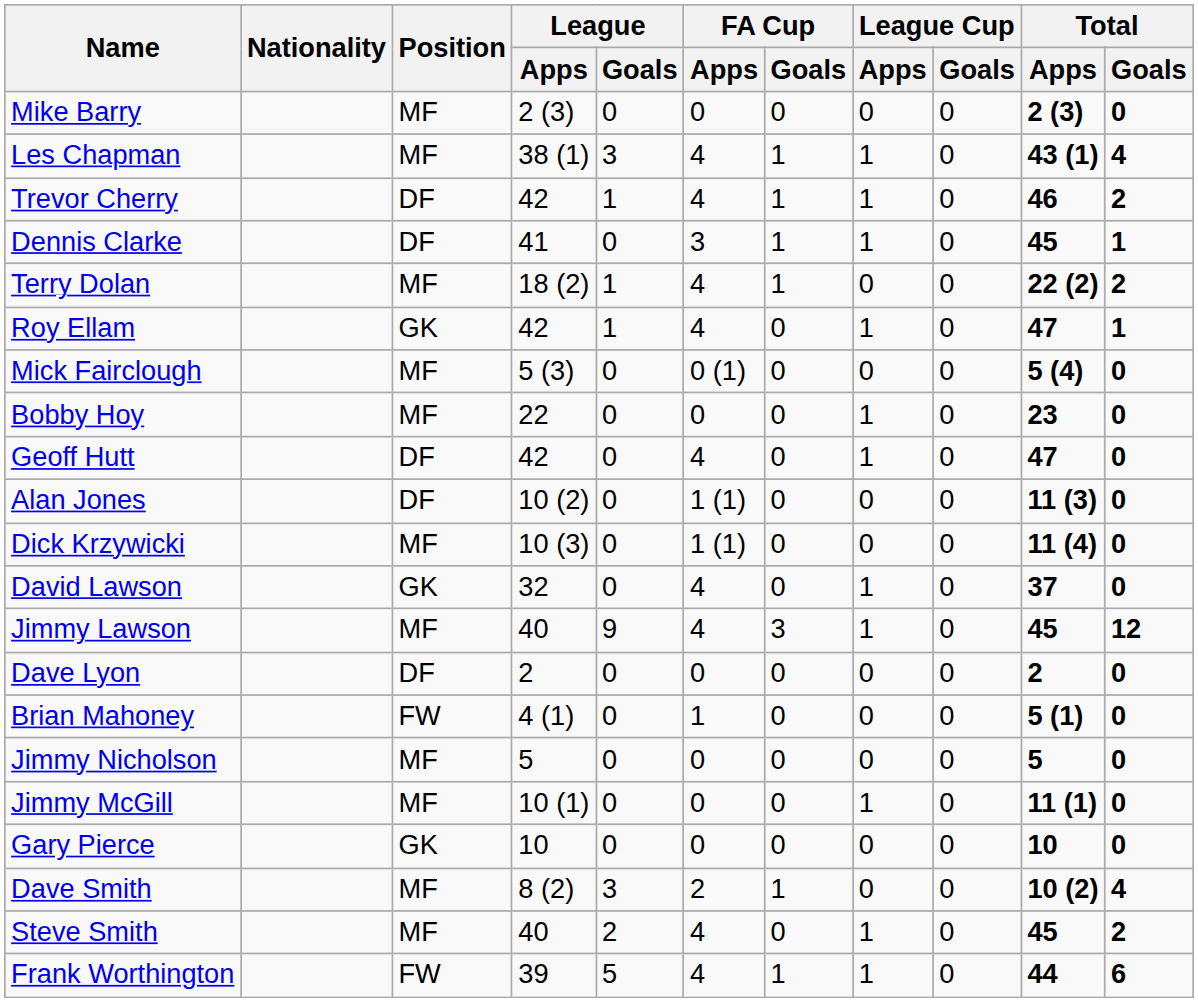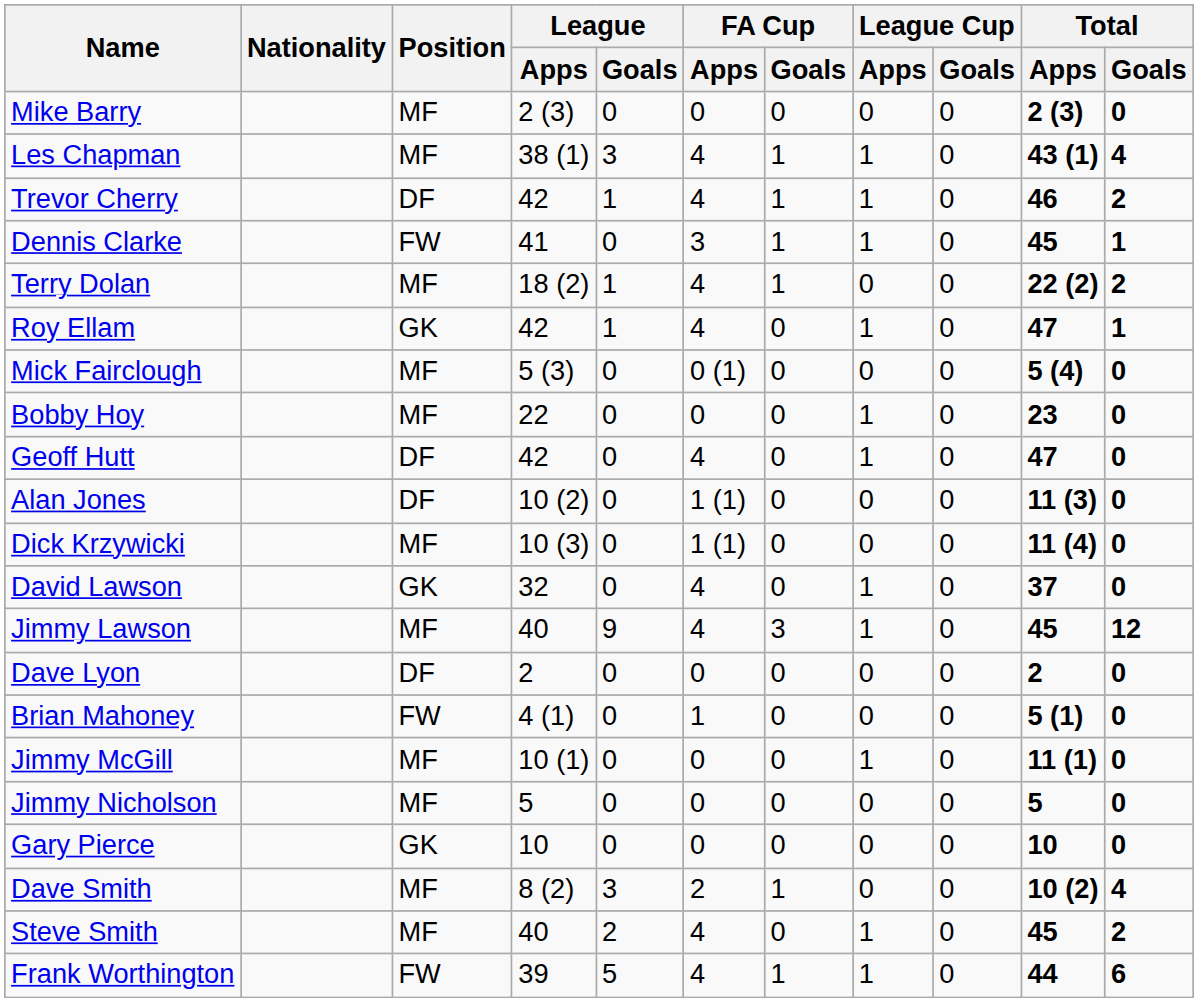(417, 241) DF -> (420, 241) FW
rows swapped: (92, 802) <-> (114, 759)
